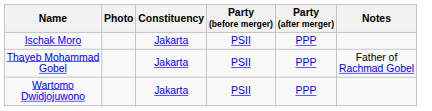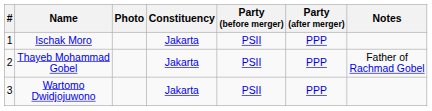+ column: (10, 18)
